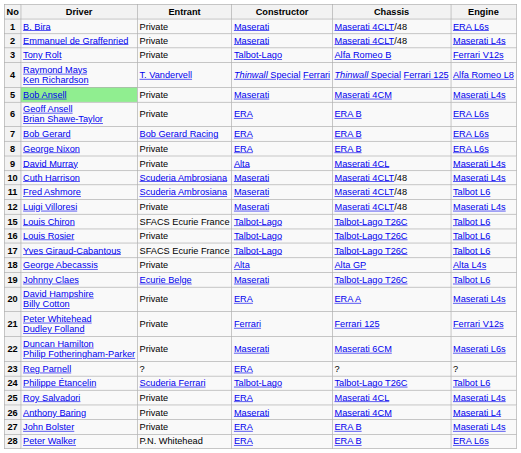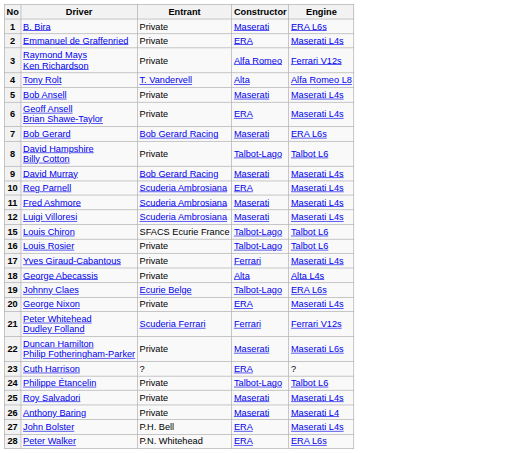- column: (392, 12)
(252, 41) Maserati -> (243, 41) ERA
(42, 56) Tony Rolt -> (56, 61) Raymond Mays Ken Richardson
(258, 56) Talbot-Lago -> (258, 61) Alfa Romeo
(56, 75) Raymond Mays Ken Richardson -> (42, 80) Tony Rolt
(282, 75) Thinwall Special Ferrari -> (242, 80) Alta
(45, 95) lightgreen background -> (45, 95) no background
(471, 115) ERA L6s -> (317, 115) Maserati L4s
(243, 134) ERA -> (252, 134) Maserati
(51, 149) George Nixon -> (58, 154) David Hampshire Billy Cotton
(243, 149) ERA -> (258, 154) Talbot-Lago
(471, 149) ERA L6s -> (310, 154) Talbot L6
(154, 164) Private -> (179, 174) Bob Gerard Racing
(242, 164) Alta -> (252, 174) Maserati
(51, 178) Cuth Harrison -> (47, 188) Reg Parnell
(252, 178) Maserati -> (243, 188) ERA
(472, 193) Talbot L6 -> (317, 203) Maserati L4s
(154, 207) Private -> (183, 217) Scuderia Ambrosiana
(185, 251) SFACS Ecurie France -> (154, 261) Private
(258, 251) Talbot-Lago -> (247, 261) Ferrari
(472, 251) Talbot L6 -> (317, 261) Maserati L4s
(252, 280) Maserati -> (258, 290) Talbot-Lago
(472, 280) Talbot L6 -> (309, 290) ERA L6s
(58, 300) David Hampshire Billy Cotton -> (51, 305) George Nixon
(154, 324) Private -> (173, 324) Scuderia Ferrari
(47, 369) Reg Parnell -> (51, 369) Cuth Harrison
(173, 384) Scuderia Ferrari -> (154, 384) Private
(243, 398) ERA -> (252, 398) Maserati
(154, 427) Private -> (157, 427) P.H. Bell
